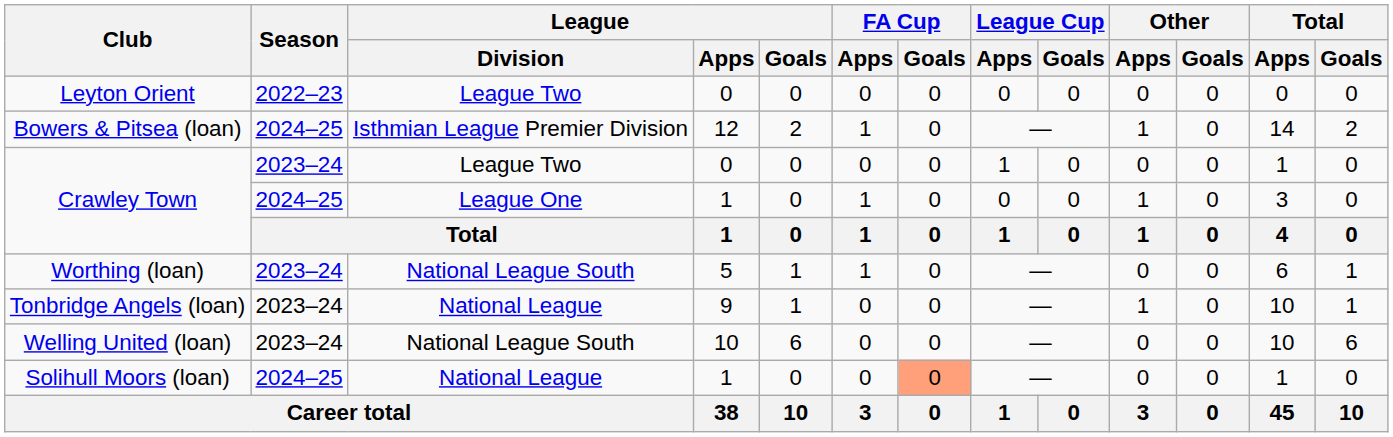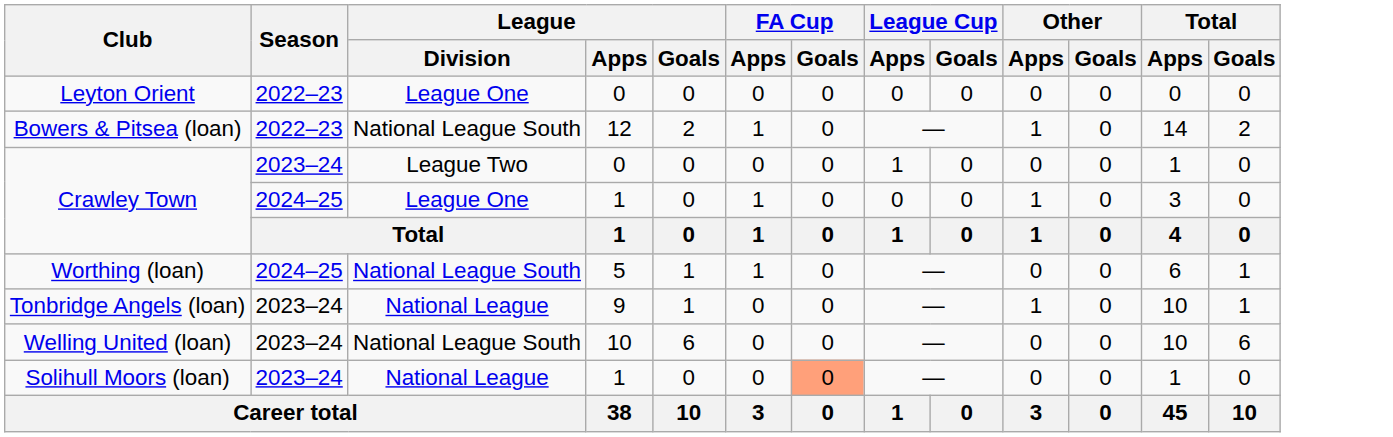(521, 93) League Two -> (467, 93) League One
(299, 128) 2024–25 -> (299, 128) 2022–23
(521, 128) Isthmian League Premier Division -> (467, 128) National League South
(299, 270) 2023–24 -> (299, 270) 2024–25
(299, 377) 2024–25 -> (299, 377) 2023–24
